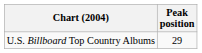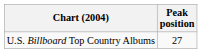(177, 40) 29 -> (177, 40) 27
